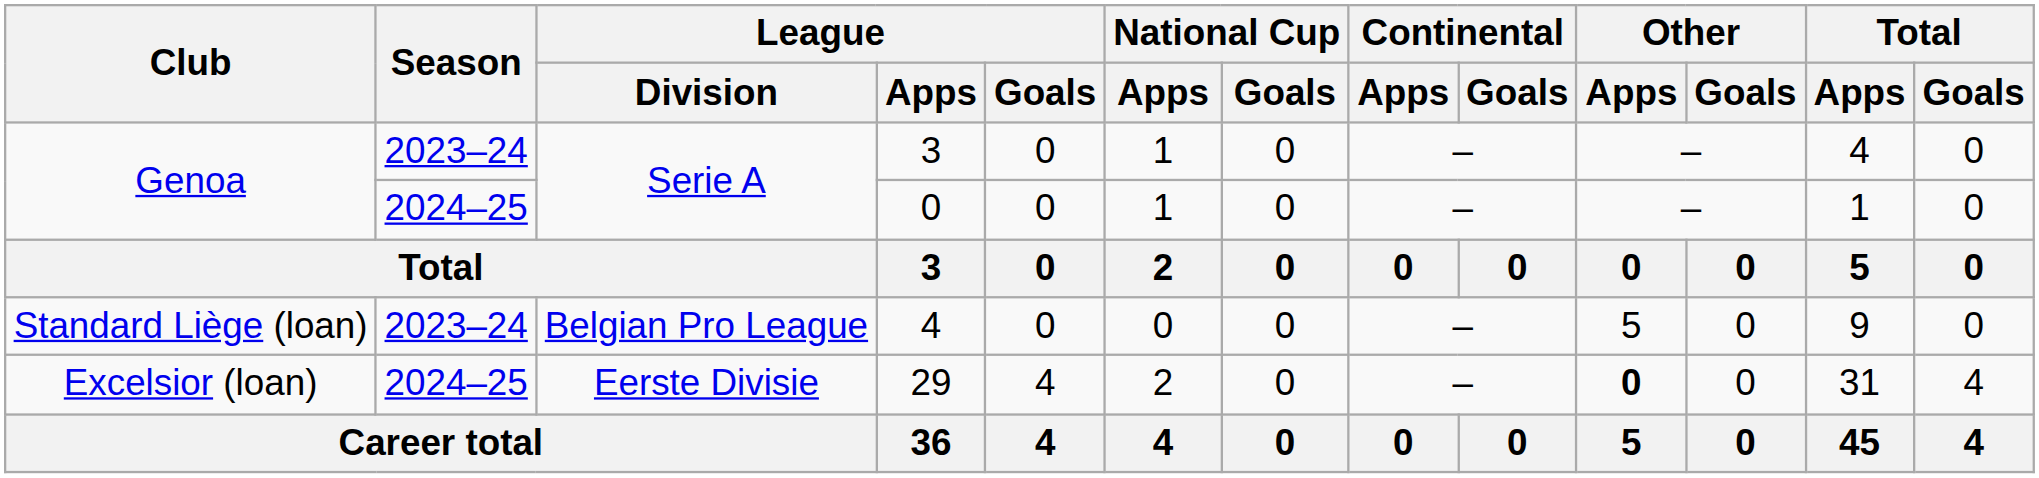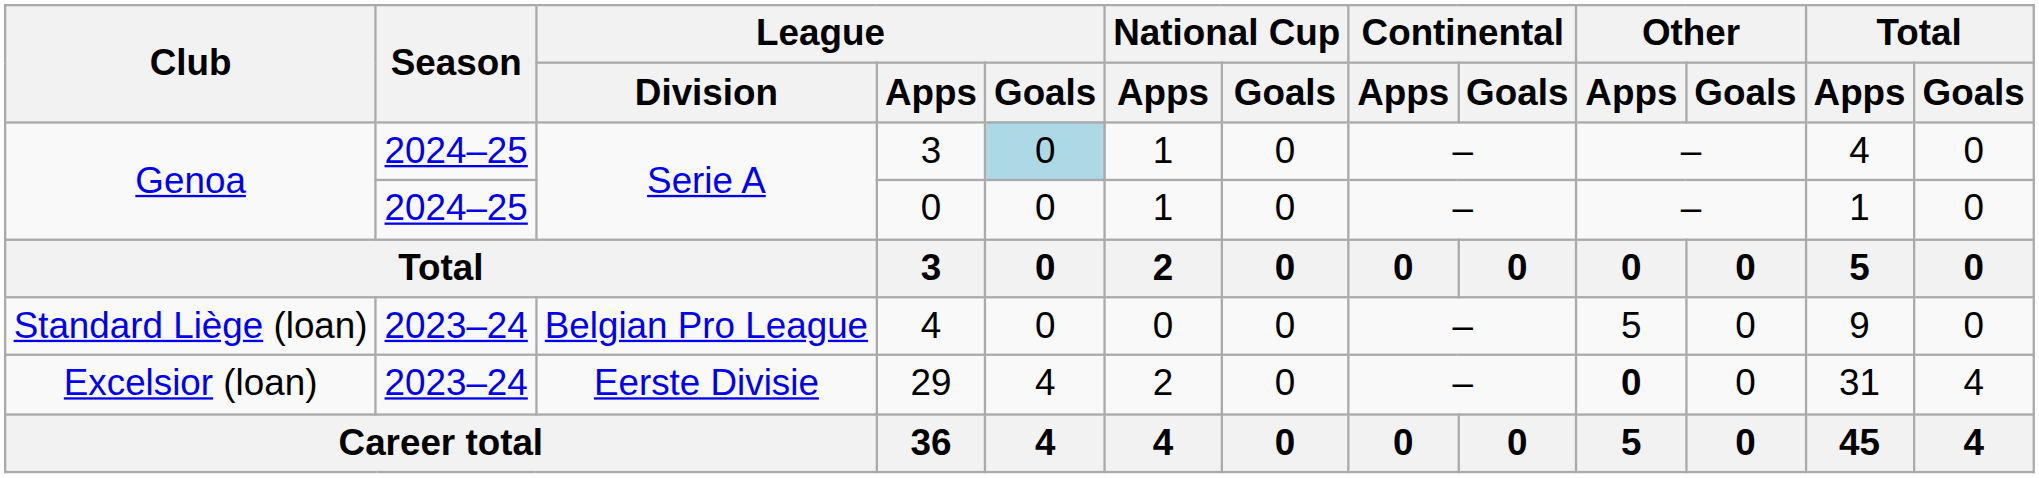(456, 150) 2023–24 -> (456, 150) 2024–25
(1045, 150) no background -> (1045, 150) lightblue background
(456, 383) 2024–25 -> (456, 383) 2023–24
